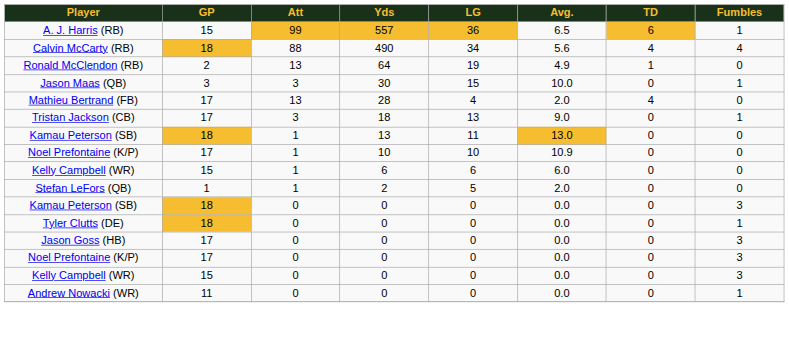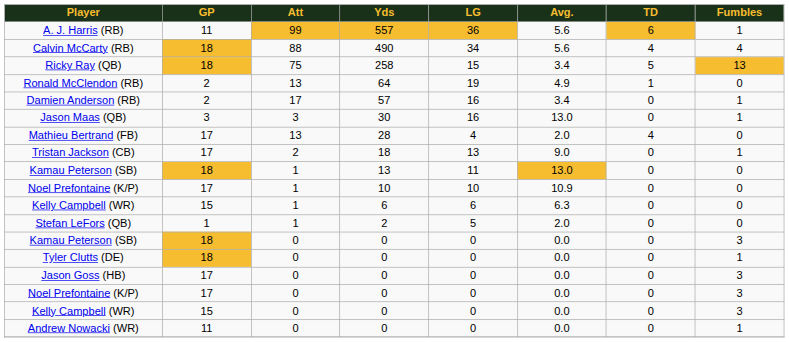(207, 30) 15 -> (207, 30) 11
(562, 30) 6.5 -> (562, 30) 5.6
+ row: (83, 65)
+ row: (83, 100)
(473, 83) 15 -> (473, 118) 16
(562, 83) 10.0 -> (562, 118) 13.0
(295, 118) 3 -> (295, 153) 2
(562, 170) 6.0 -> (562, 205) 6.3
